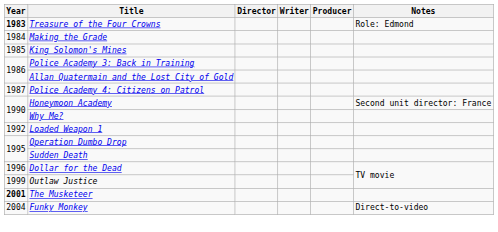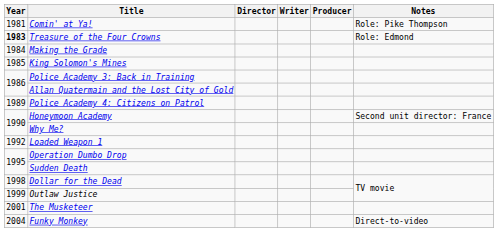+ row: (61, 24)
(16, 90) 1987 -> (16, 103) 1989
(16, 169) 1996 -> (16, 182) 1998
(16, 195) bold -> (16, 208) normal
